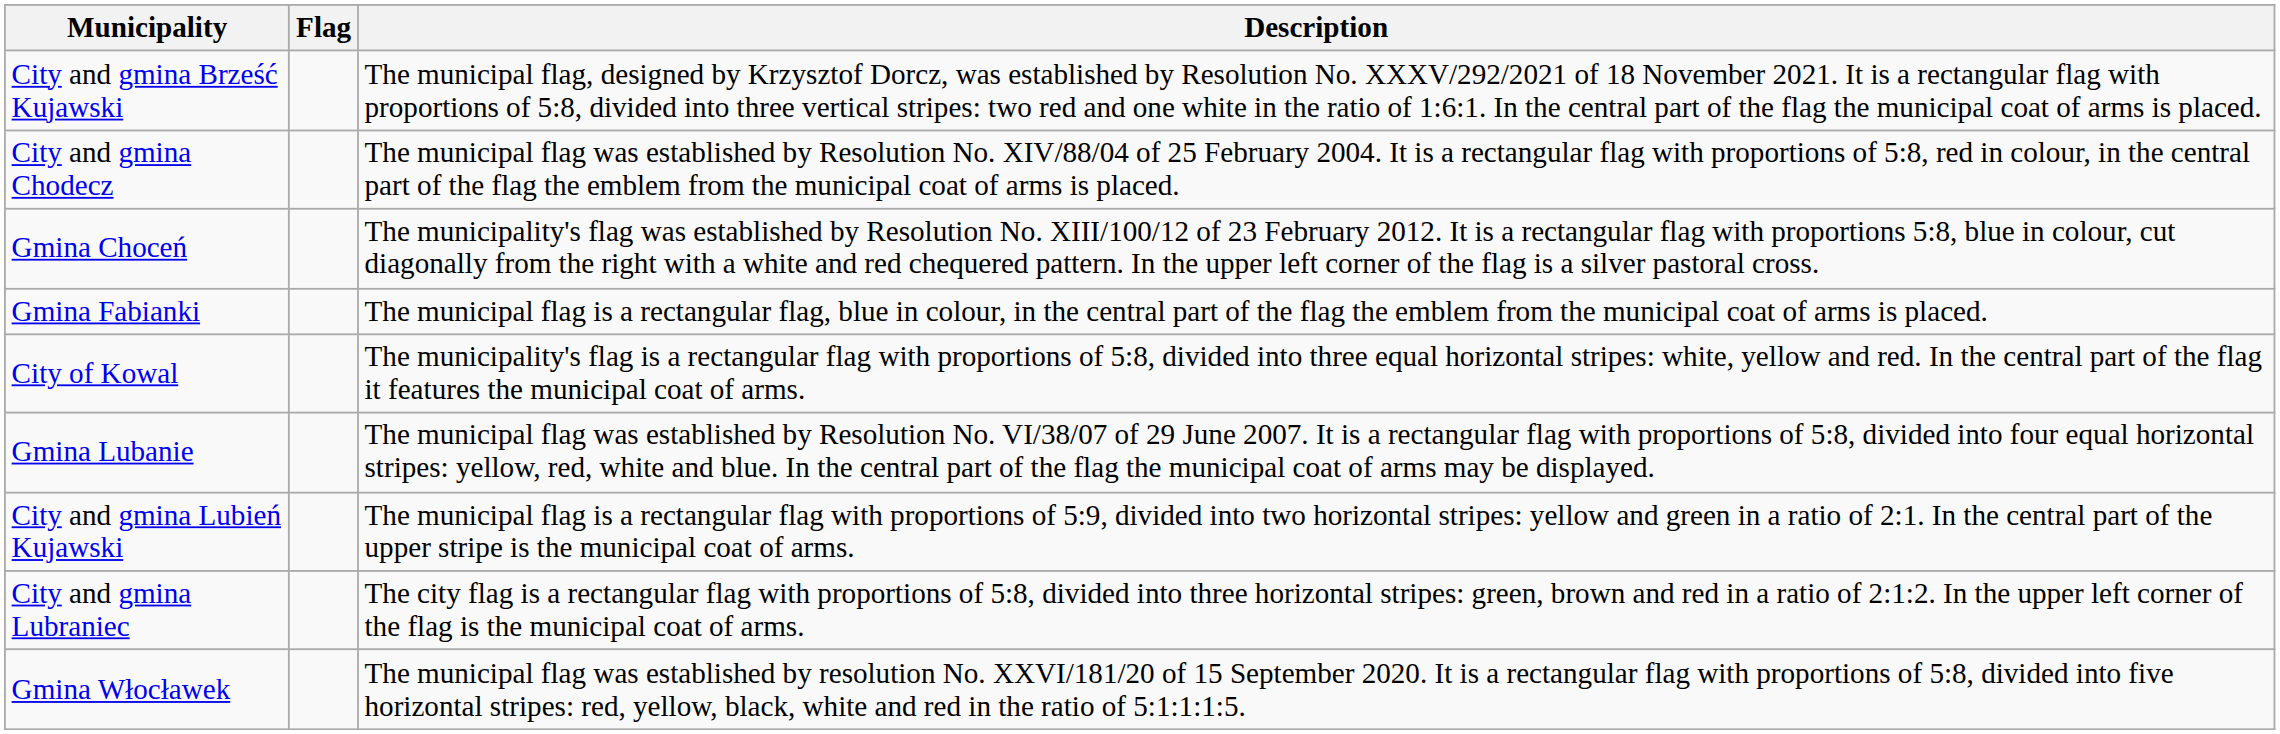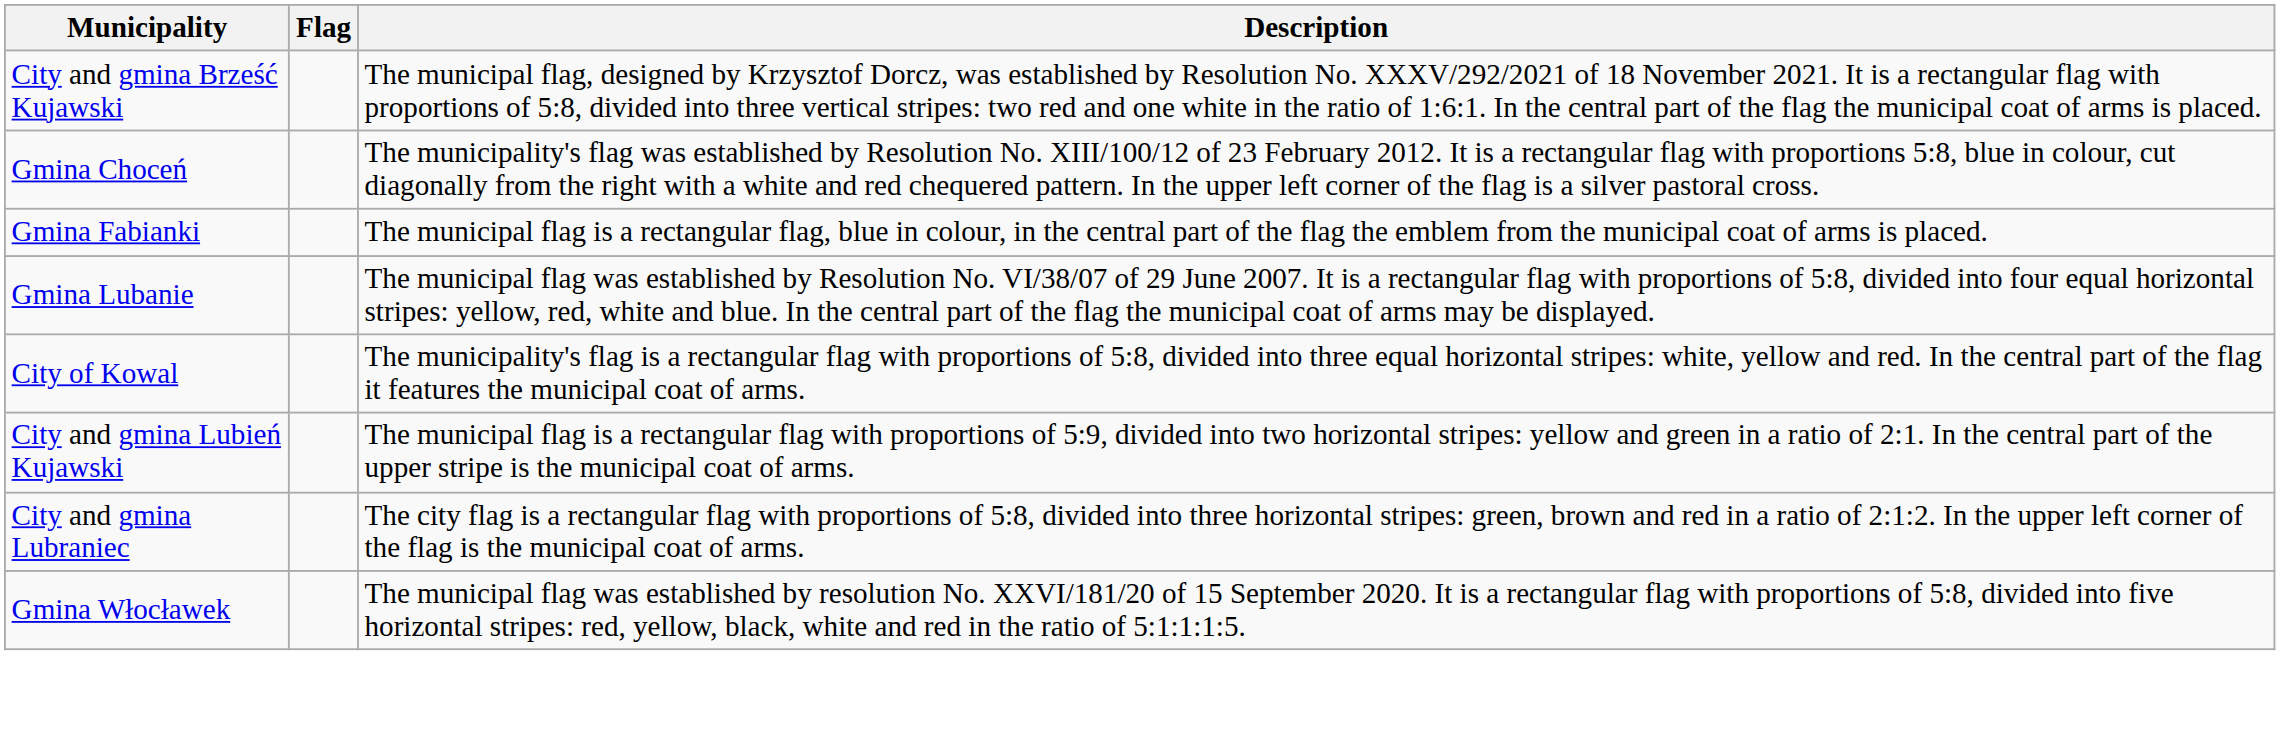- row: (101, 169)
rows swapped: (95, 373) <-> (103, 452)
